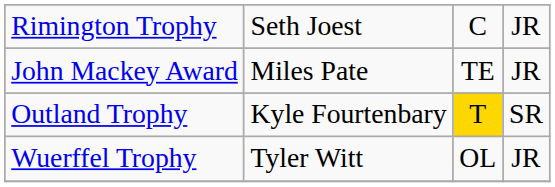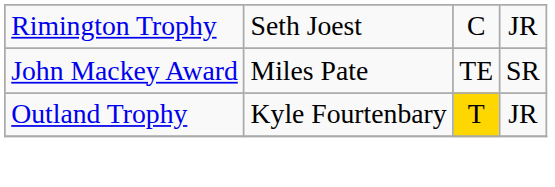(526, 70) JR -> (523, 70) SR
(526, 114) SR -> (523, 114) JR
- row: (104, 158)
